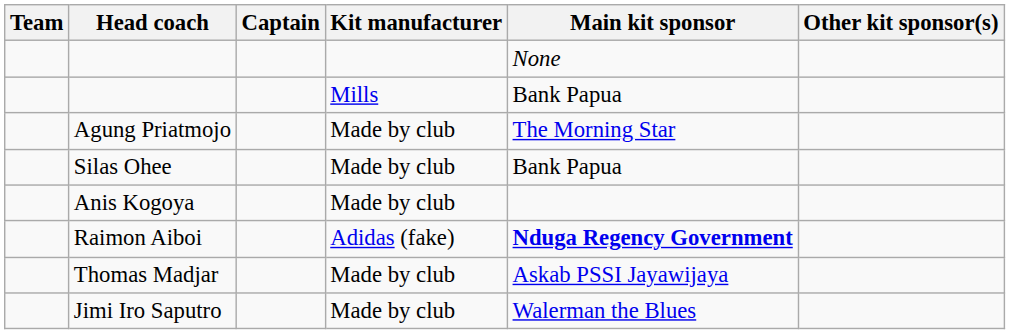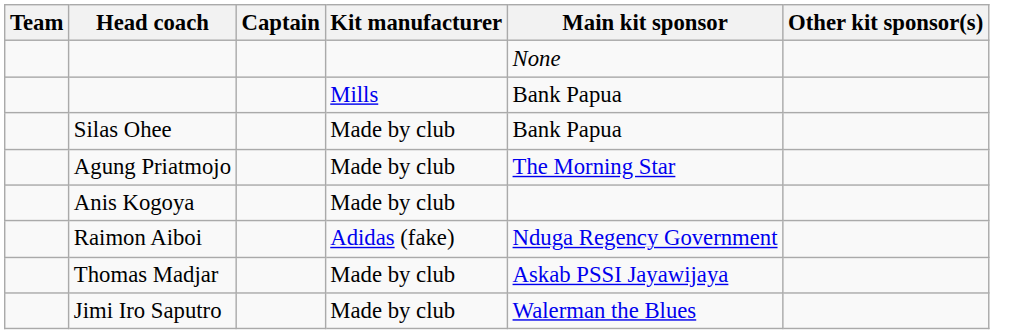rows swapped: (152, 130) <-> (123, 166)
(653, 238) bold -> (645, 238) normal
